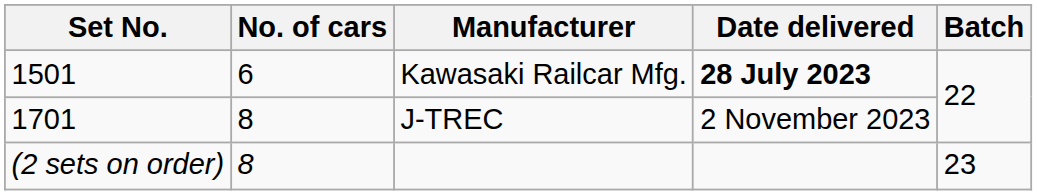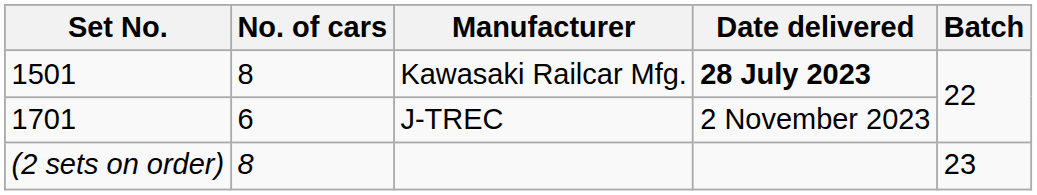(245, 73) 6 -> (245, 73) 8
(245, 119) 8 -> (245, 119) 6
